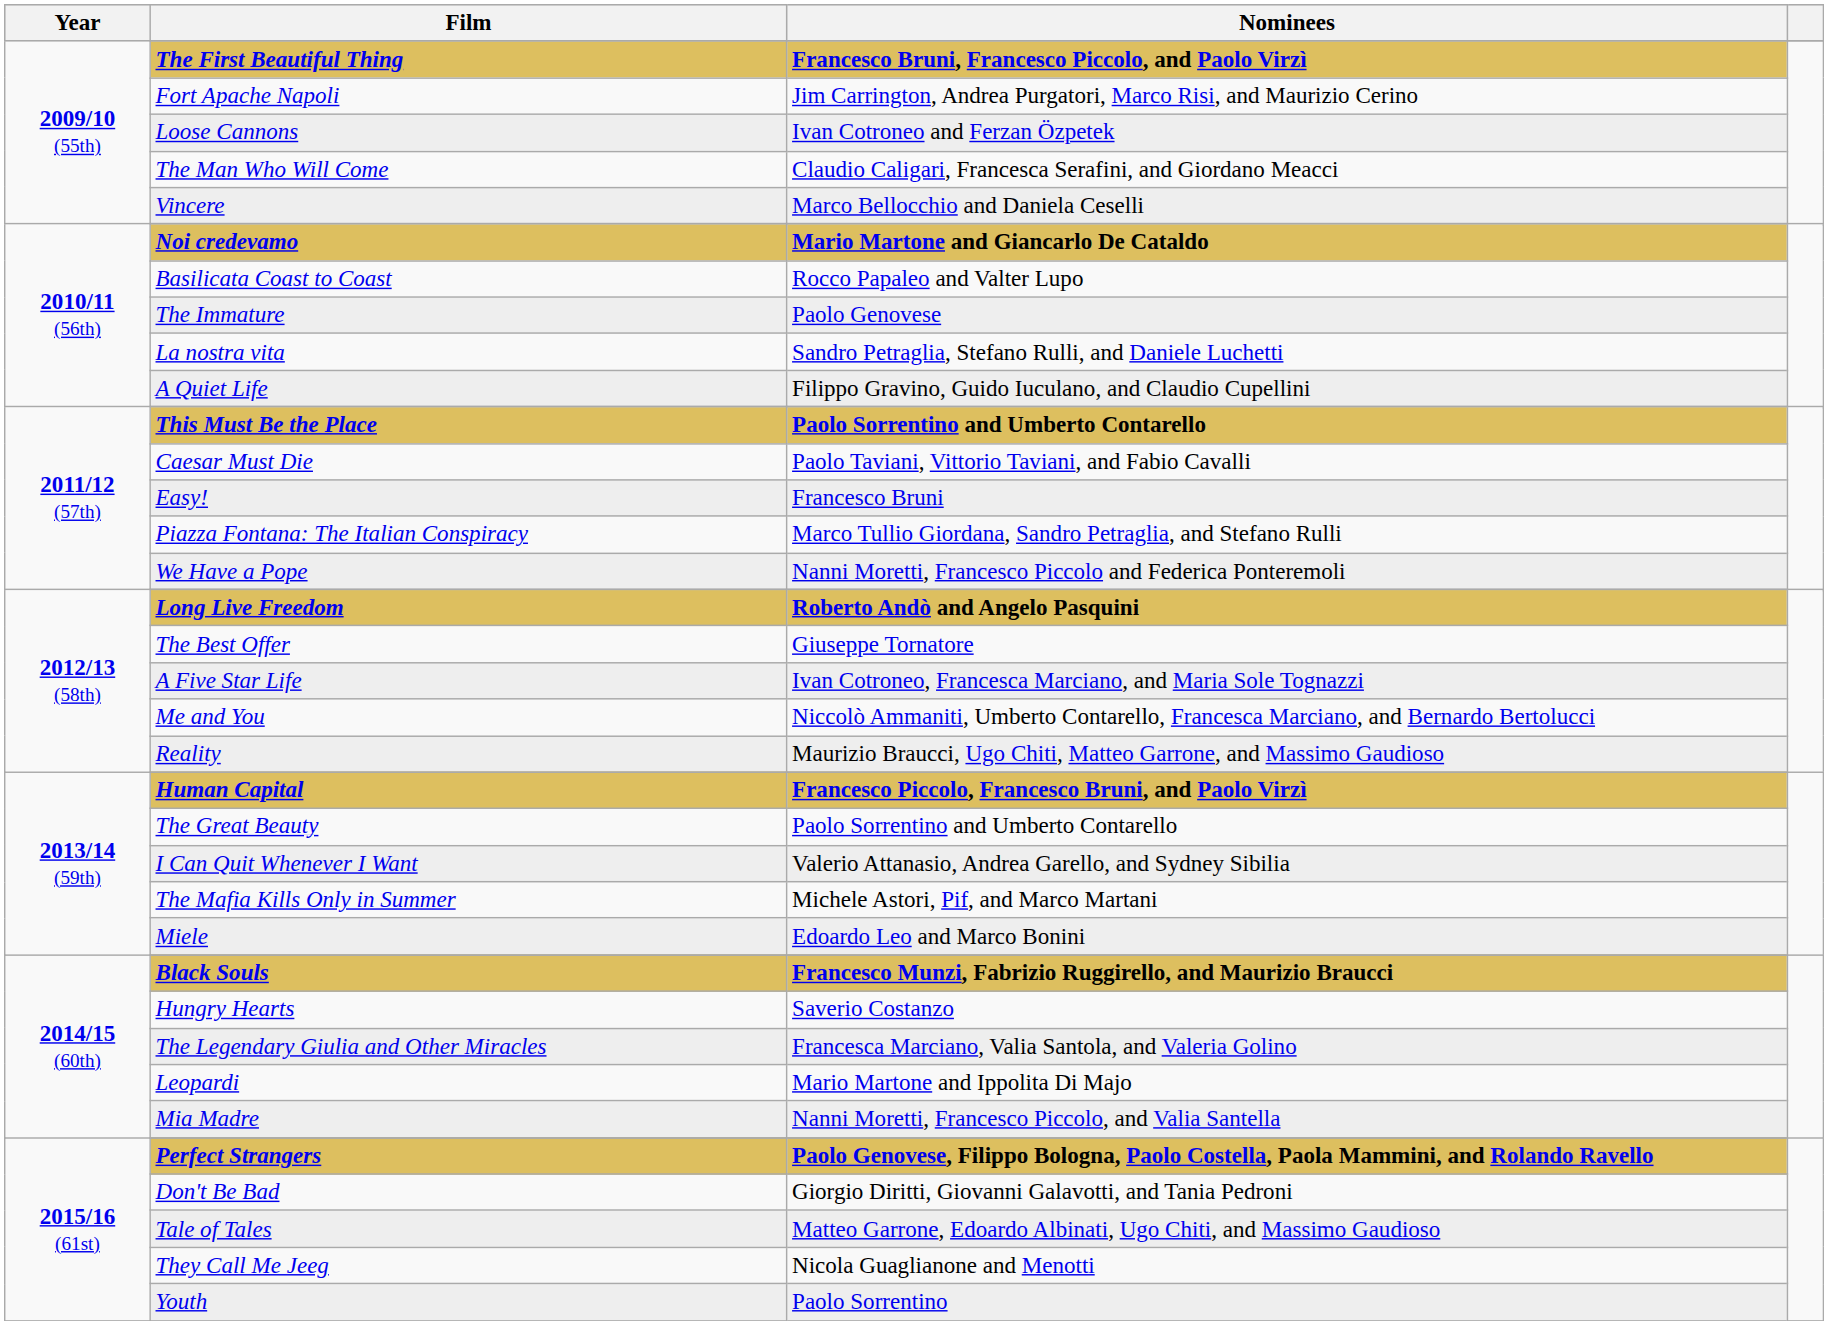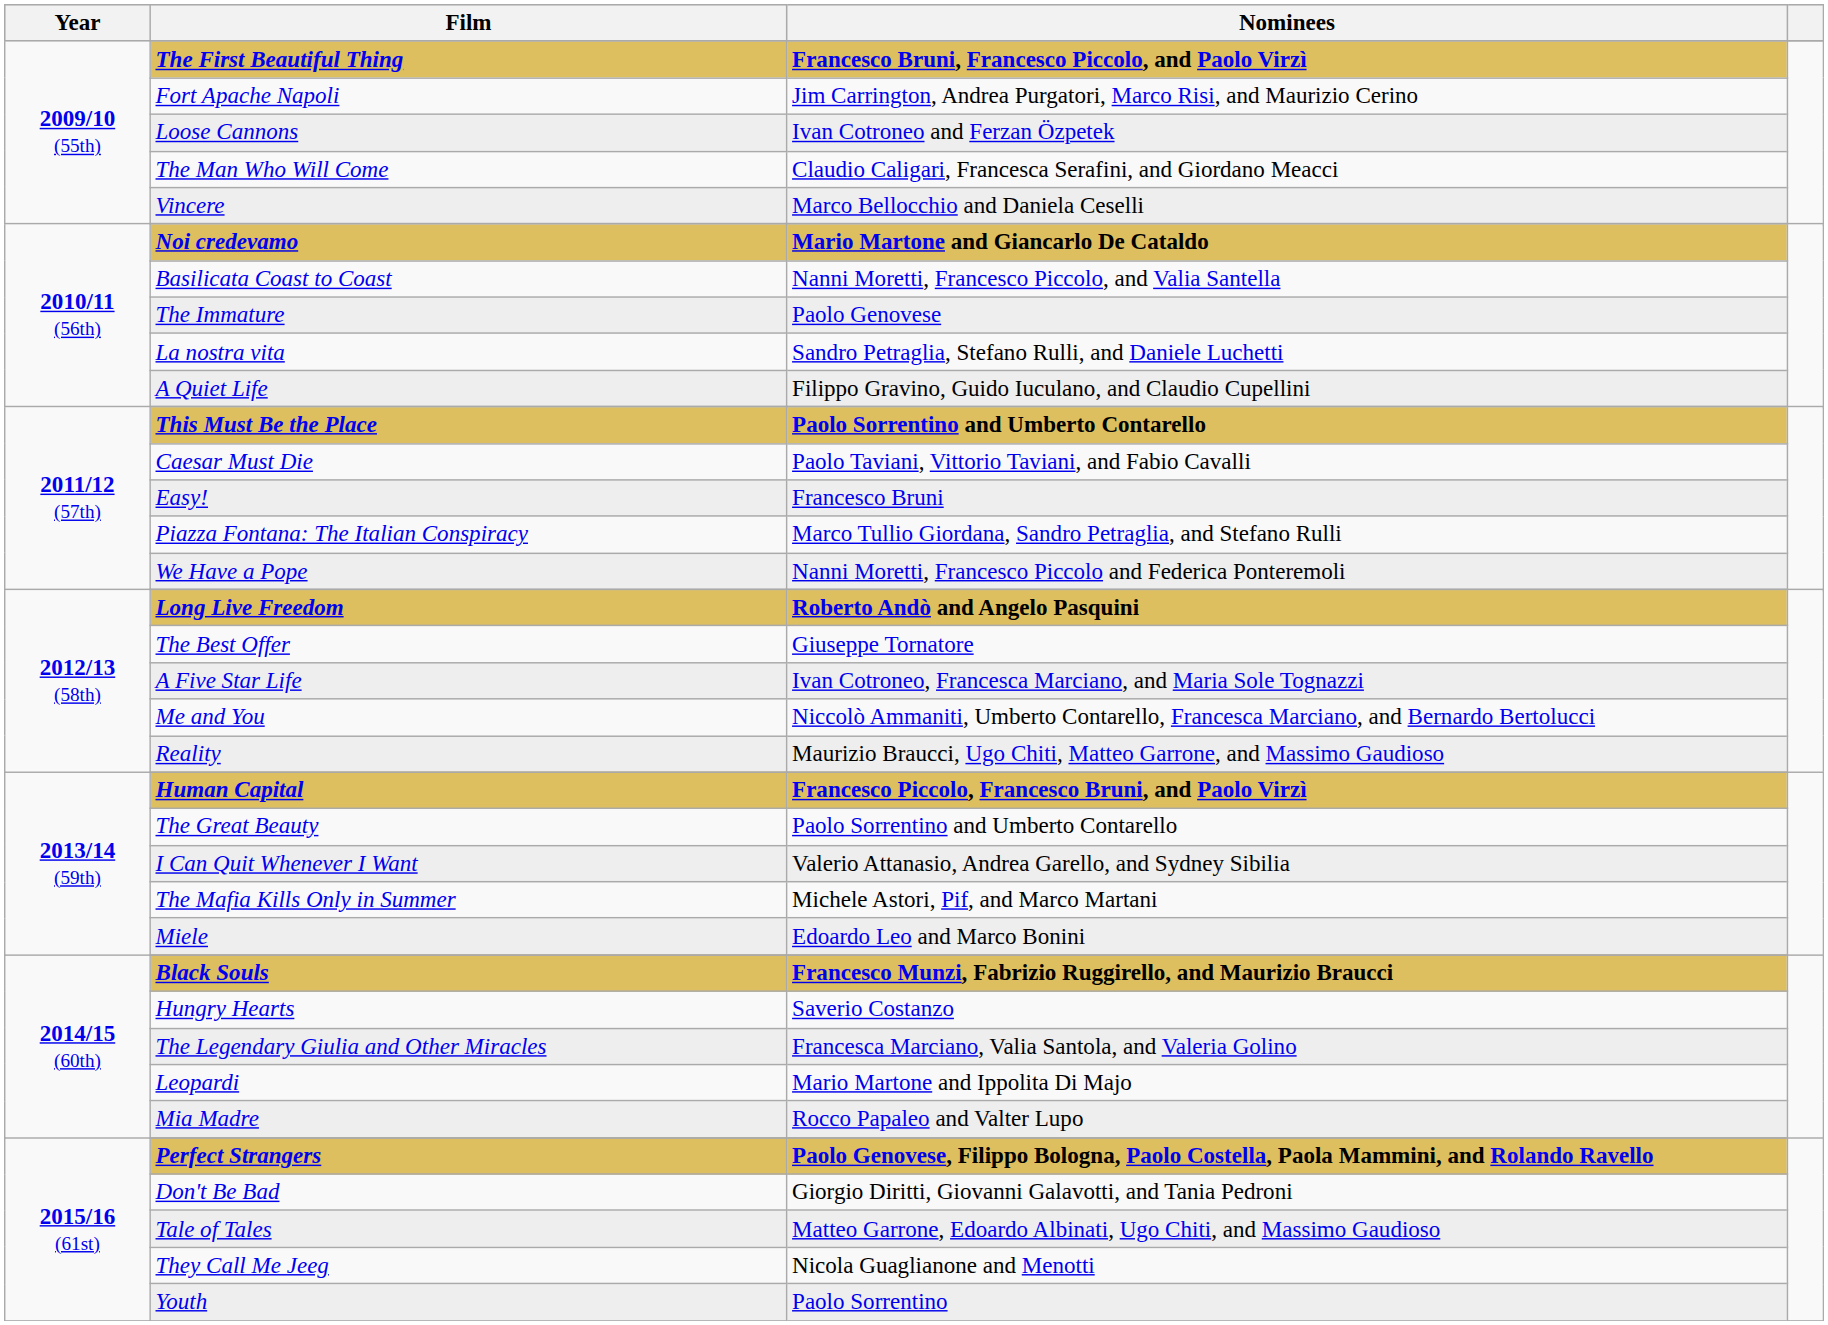(938, 278) Rocco Papaleo and Valter Lupo -> (1036, 278) Nanni Moretti, Francesco Piccolo, and Valia Santella
(1036, 1118) Nanni Moretti, Francesco Piccolo, and Valia Santella -> (938, 1118) Rocco Papaleo and Valter Lupo
